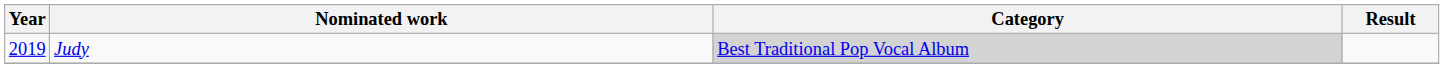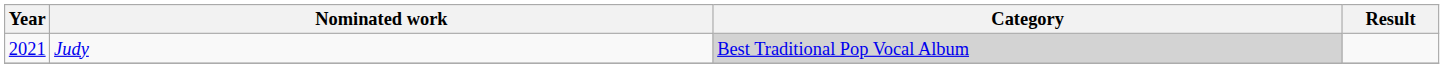(27, 48) 2019 -> (27, 48) 2021
